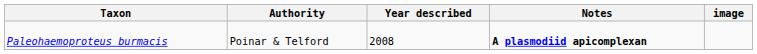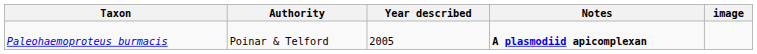(382, 41) 2008 -> (382, 41) 2005
